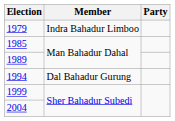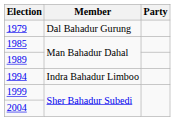(93, 28) Indra Bahadur Limboo -> (89, 28) Dal Bahadur Gurung
(89, 76) Dal Bahadur Gurung -> (93, 76) Indra Bahadur Limboo
